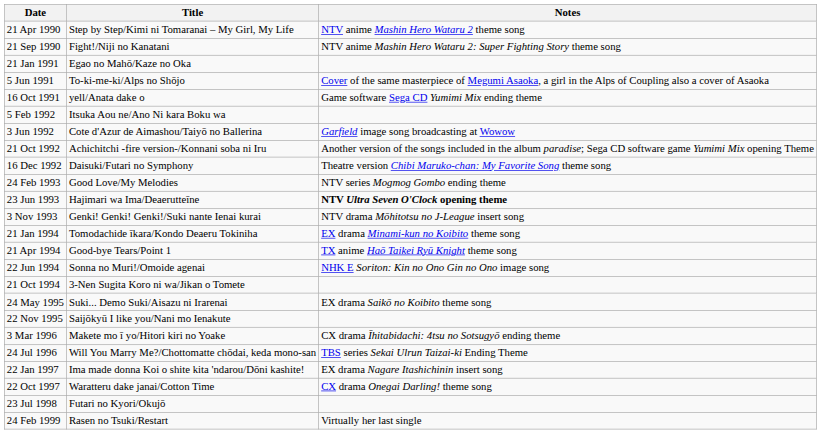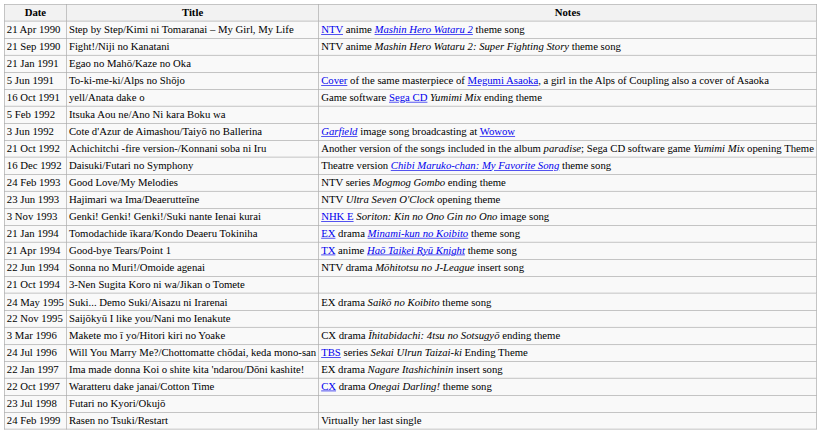(414, 200) bold -> (411, 200) normal
(423, 217) NTV drama Mōhitotsu no J-League insert song -> (435, 217) NHK E Soriton: Kin no Ono Gin no Ono image song
(435, 268) NHK E Soriton: Kin no Ono Gin no Ono image song -> (423, 268) NTV drama Mōhitotsu no J-League insert song
